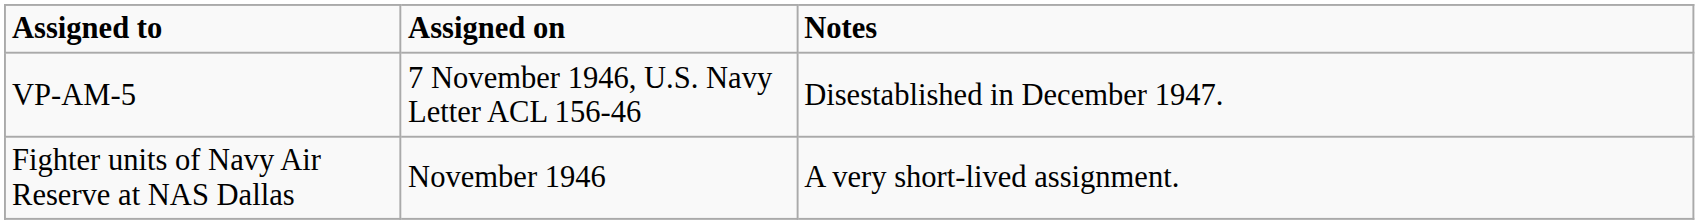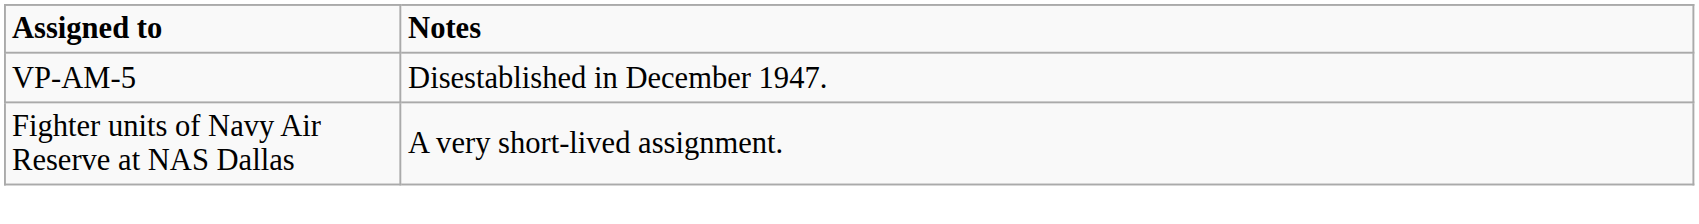- column: (487, 28)
